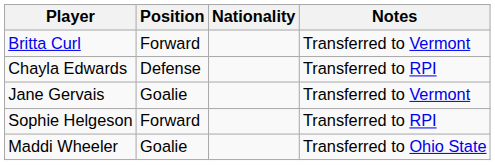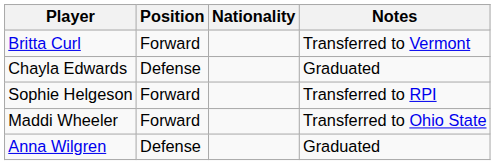(370, 69) Transferred to RPI -> (342, 69) Graduated
- row: (56, 95)
(164, 146) Goalie -> (170, 120) Forward
+ row: (57, 146)
